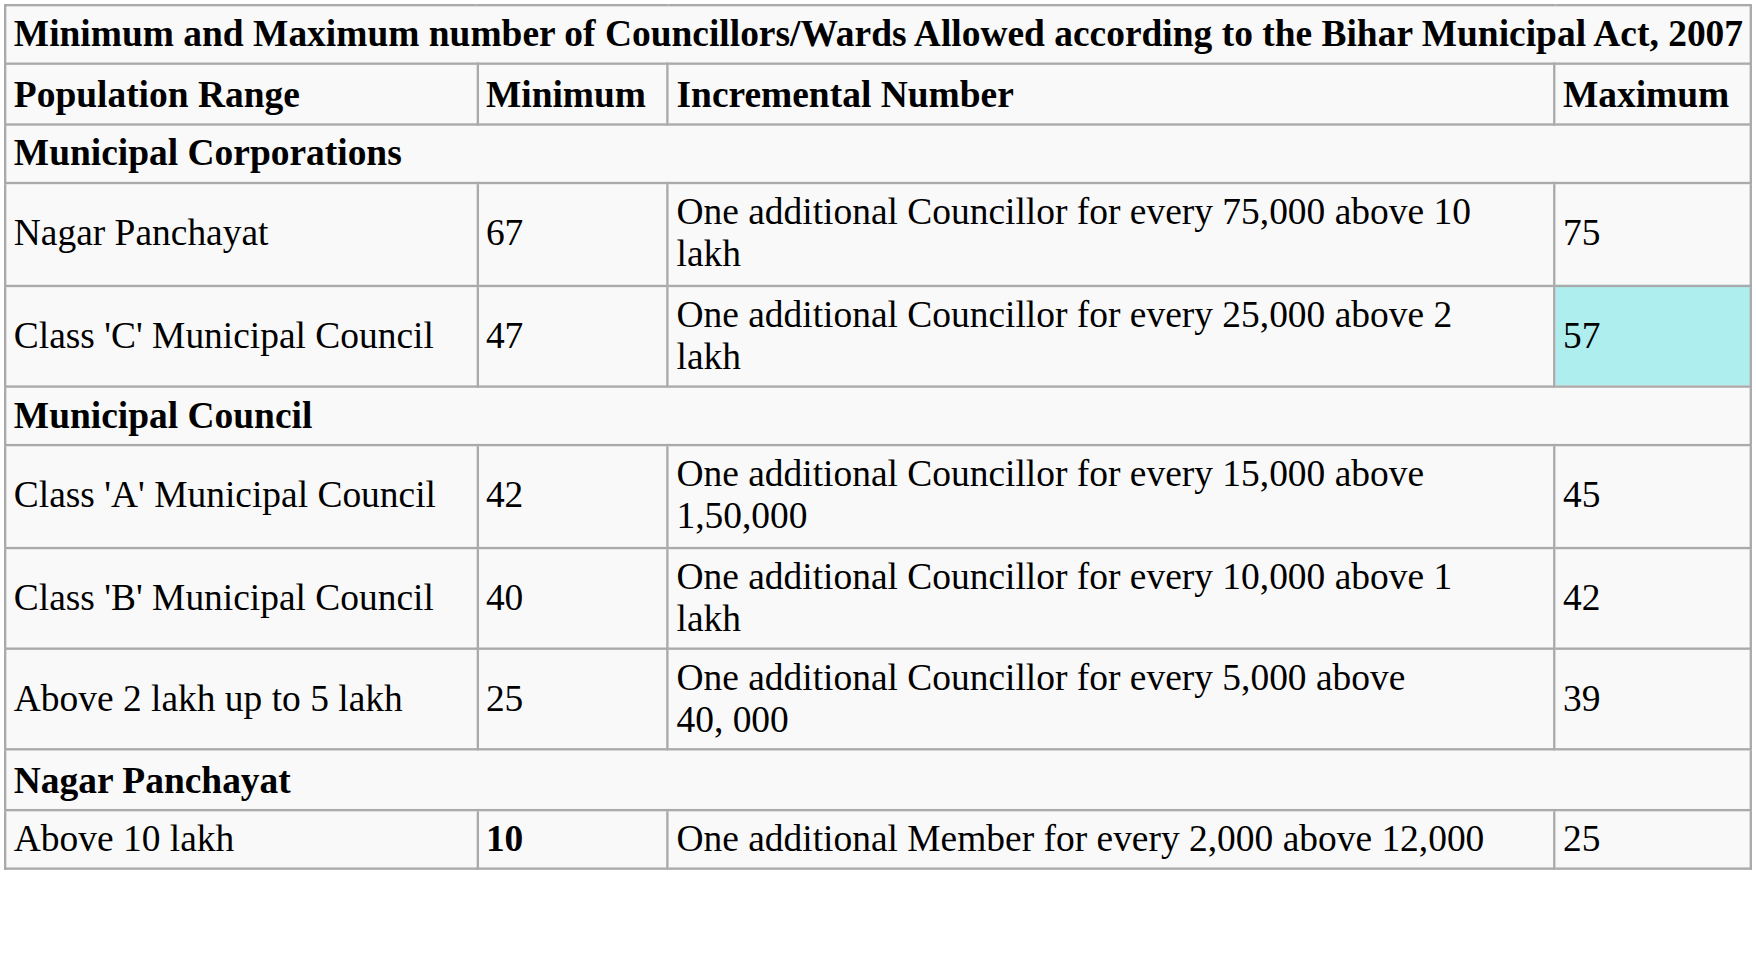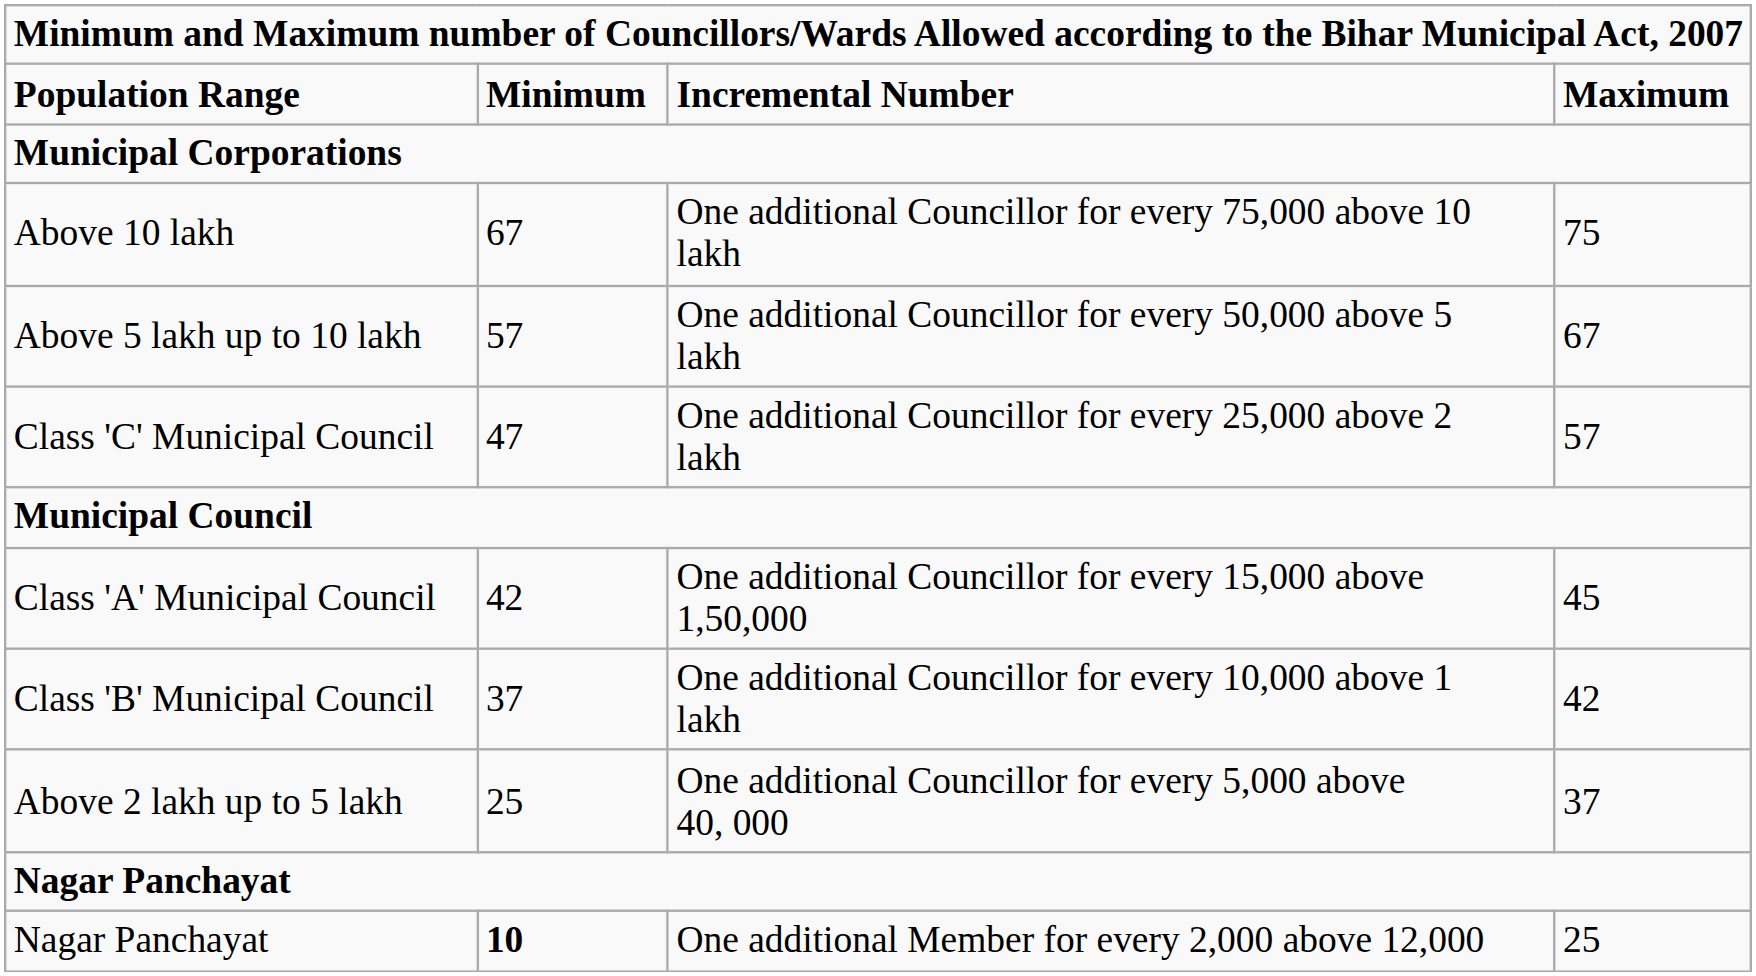(141, 233) Nagar Panchayat -> (124, 233) Above 10 lakh
+ row: (1064, 334)
(1582, 334) paleturquoise background -> (1582, 436) no background
(505, 597) 40 -> (505, 698) 37
(1582, 698) 39 -> (1582, 800) 37
(124, 838) Above 10 lakh -> (141, 940) Nagar Panchayat
